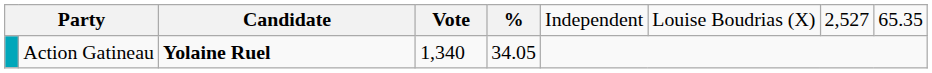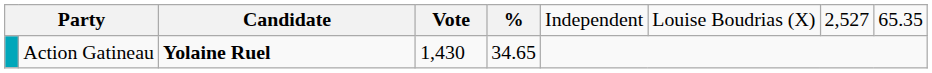(442, 51) 1,340 -> (442, 51) 1,430
(514, 51) 34.05 -> (514, 51) 34.65
